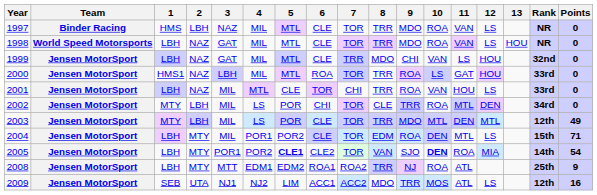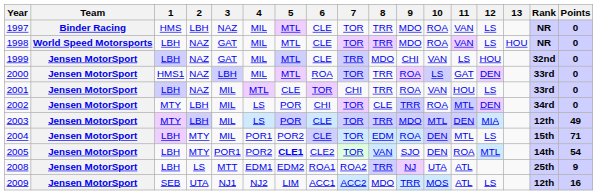(490, 74) HOU -> (490, 74) DEN
(490, 121) MTL -> (490, 121) MIA
(437, 152) bold -> (437, 152) normal
(490, 152) MIA -> (490, 152) MTL
(199, 167) MTY -> (199, 167) LS
(437, 167) ROA -> (437, 167) UTA
